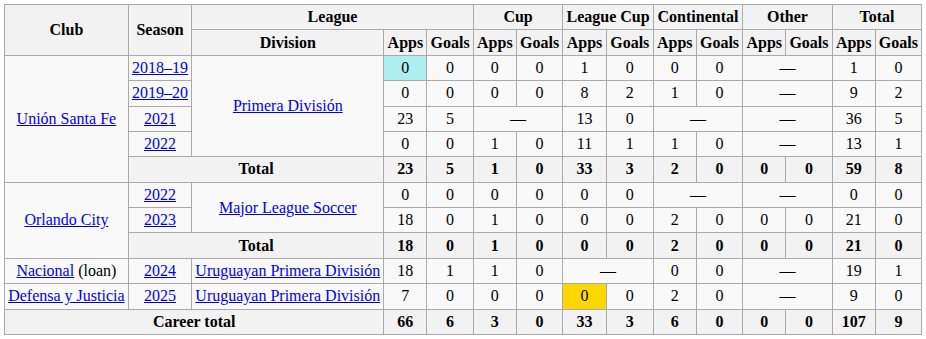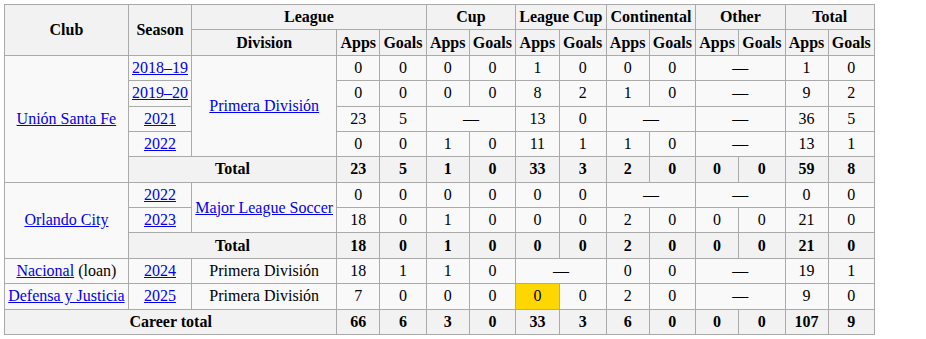(405, 67) paleturquoise background -> (358, 67) no background
(288, 270) Uruguayan Primera División -> (264, 270) Primera División
(288, 296) Uruguayan Primera División -> (264, 296) Primera División
